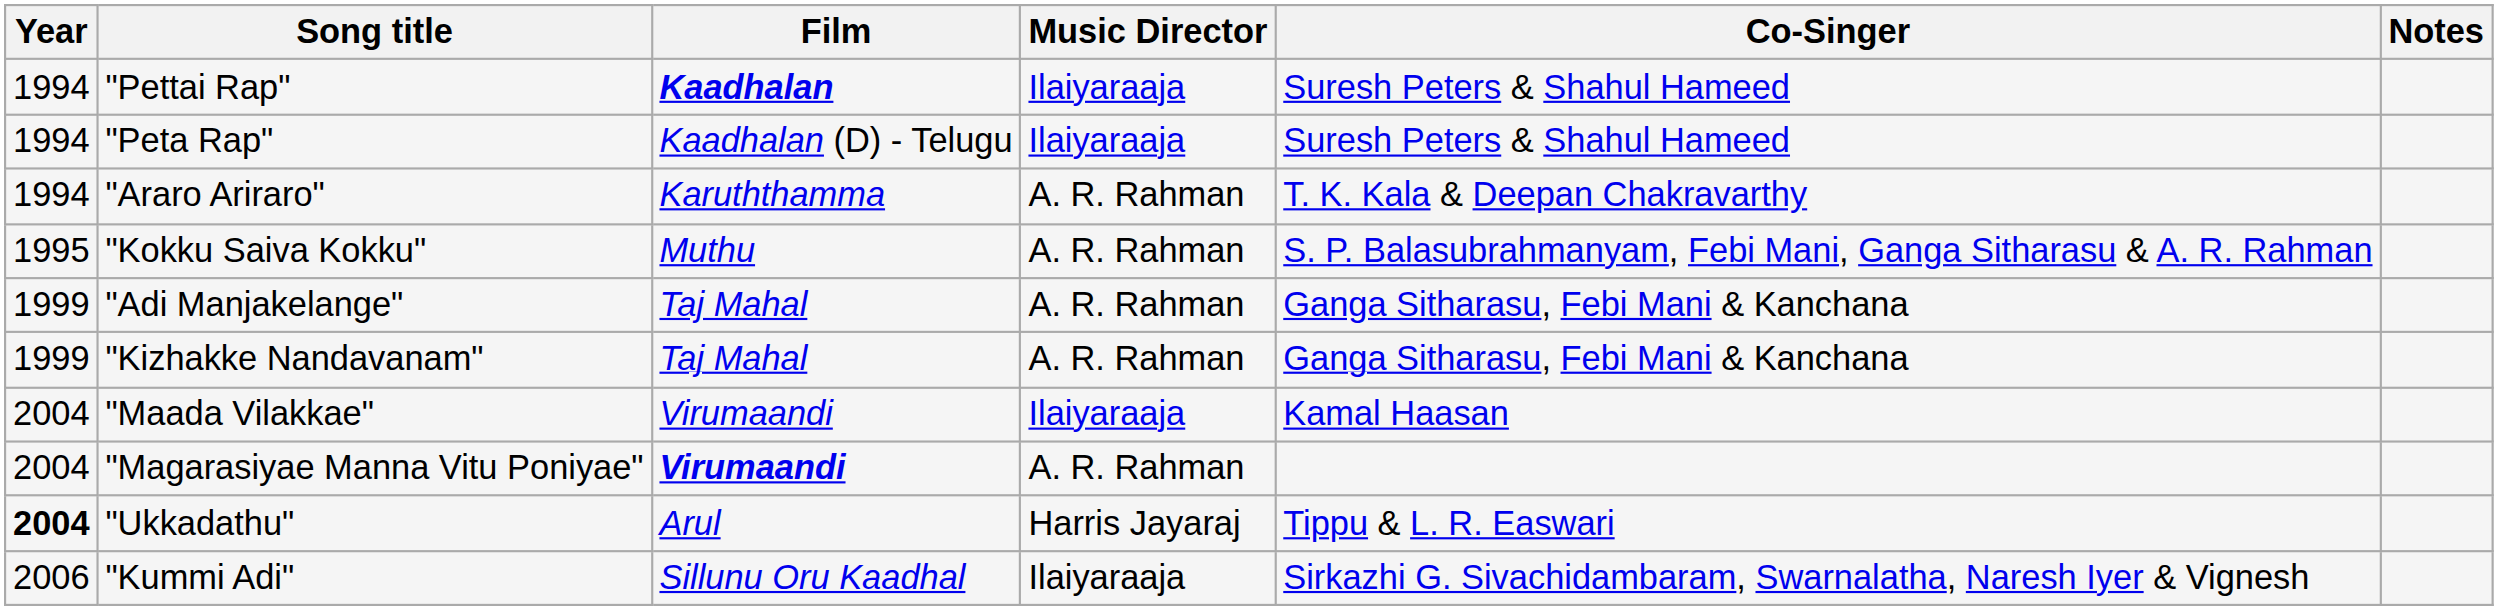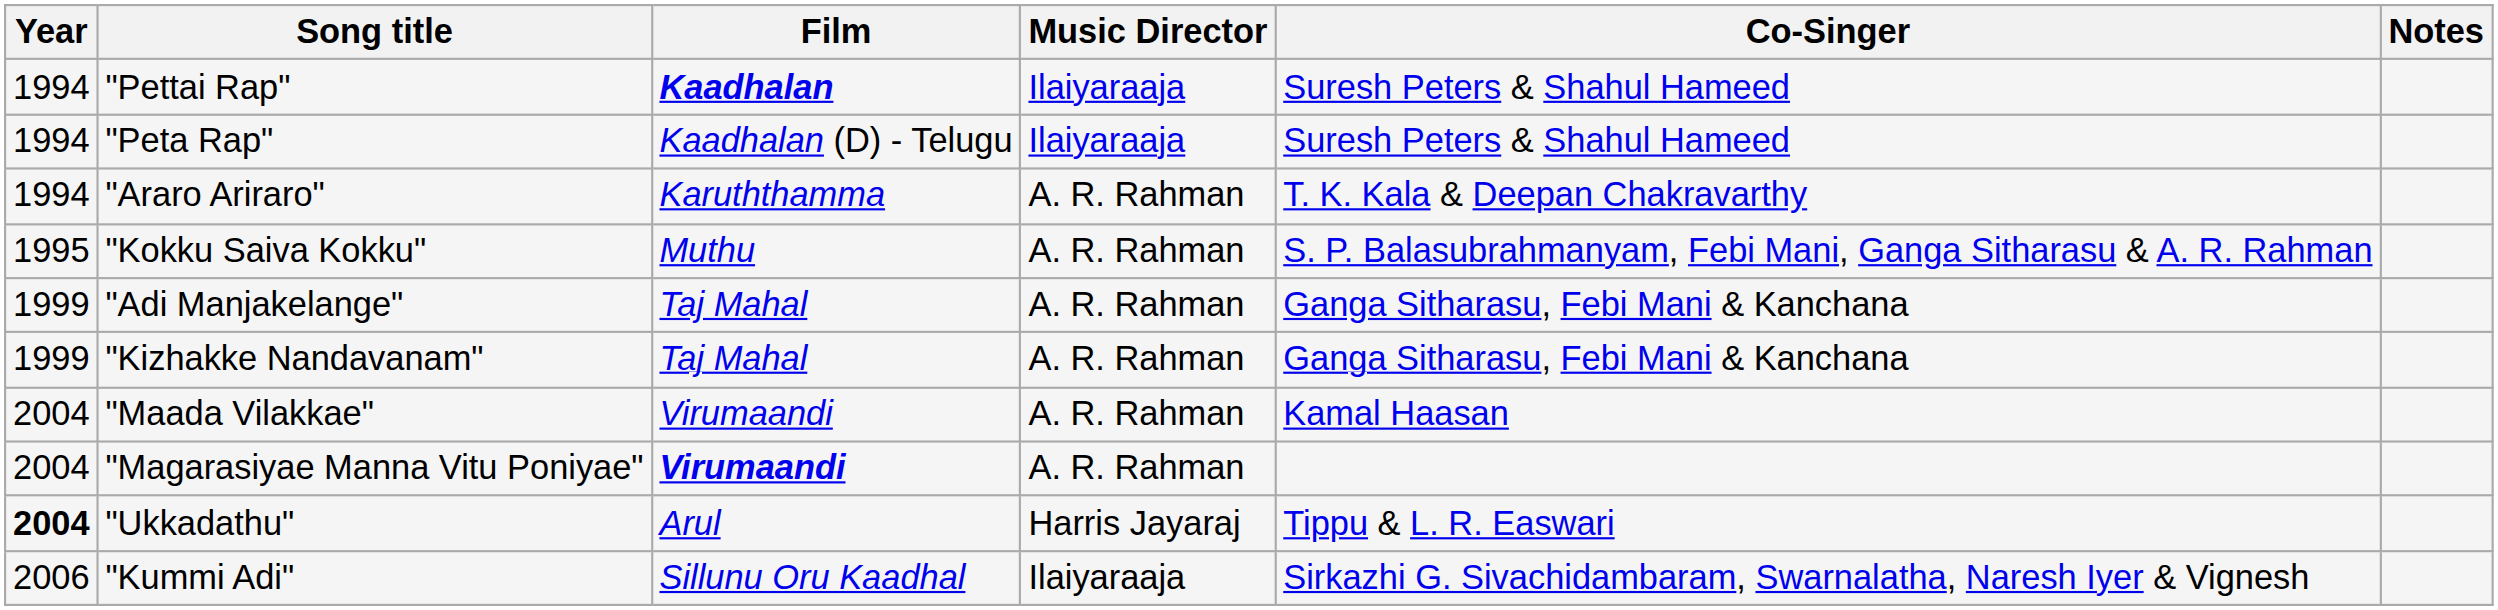(1107, 413) Ilaiyaraaja -> (1136, 413) A. R. Rahman
